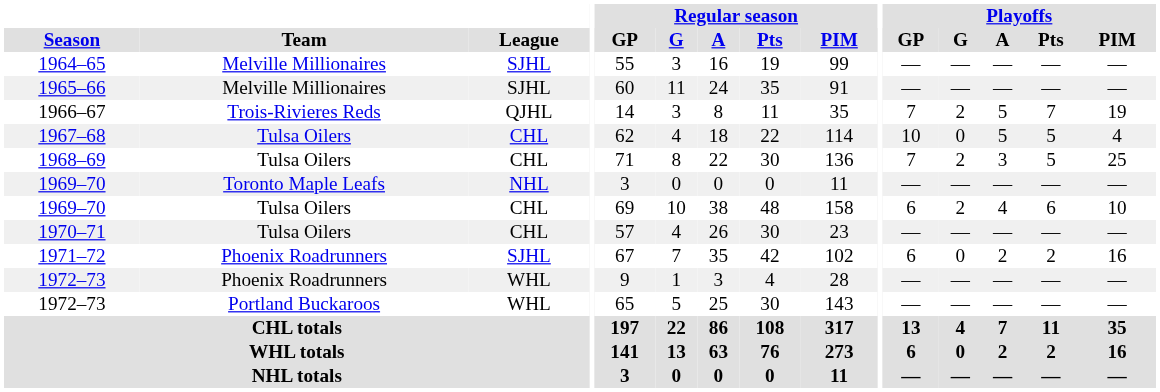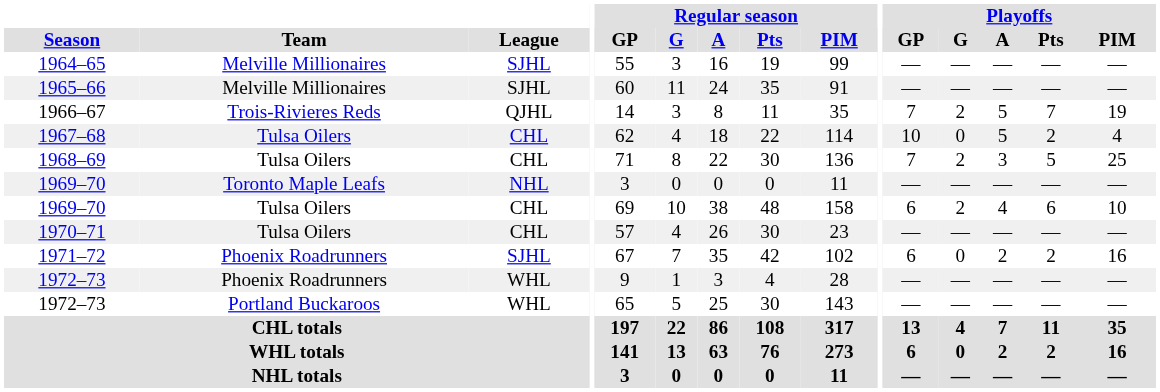(1051, 135) 5 -> (1051, 135) 2
